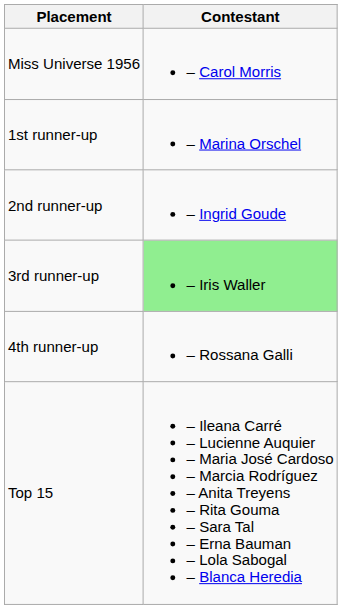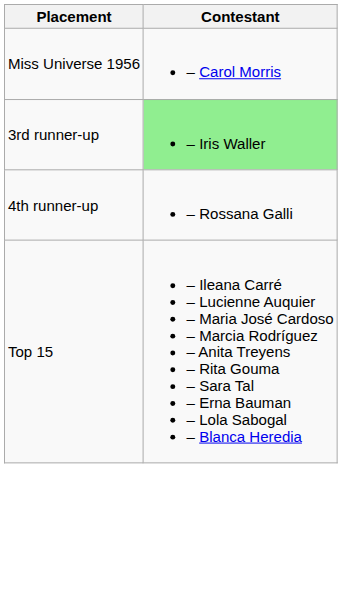- row: (53, 135)
- row: (55, 205)
